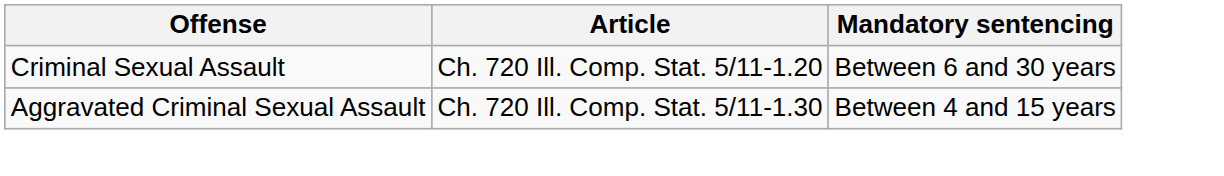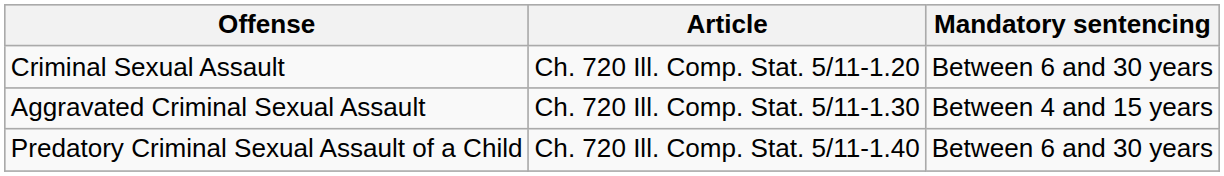+ row: (267, 149)
